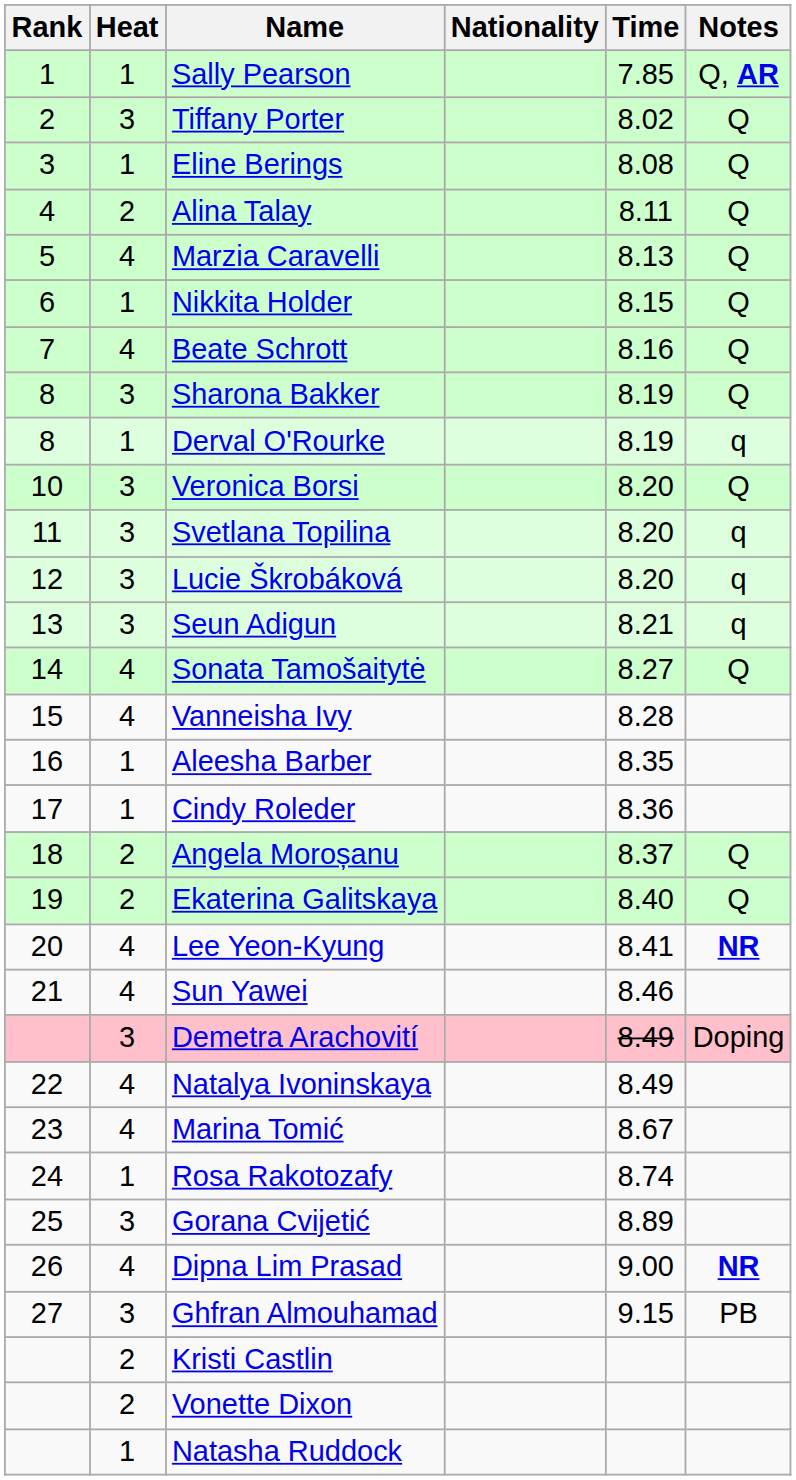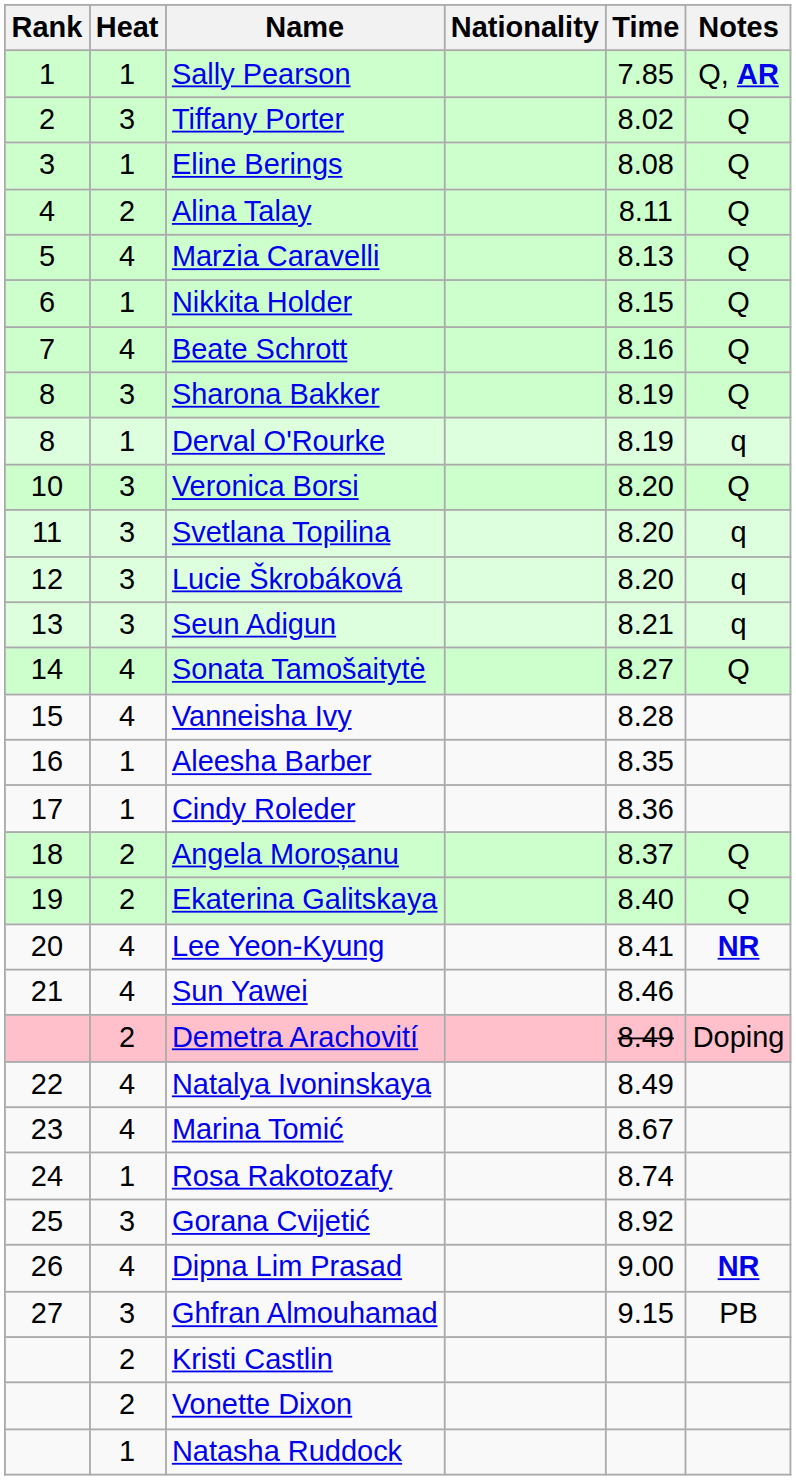(127, 1037) 3 -> (127, 1037) 2
(646, 1221) 8.89 -> (646, 1221) 8.92
